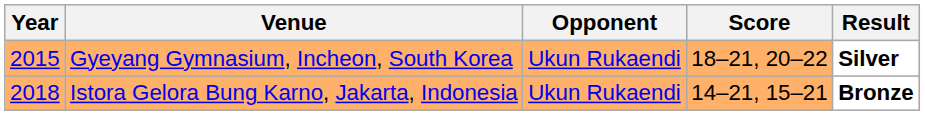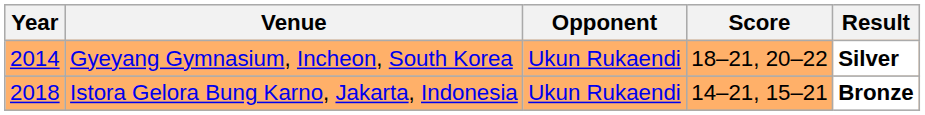(35, 58) 2015 -> (35, 58) 2014
